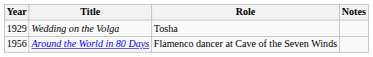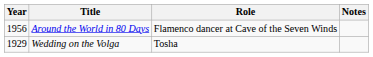rows swapped: (75, 28) <-> (90, 44)
